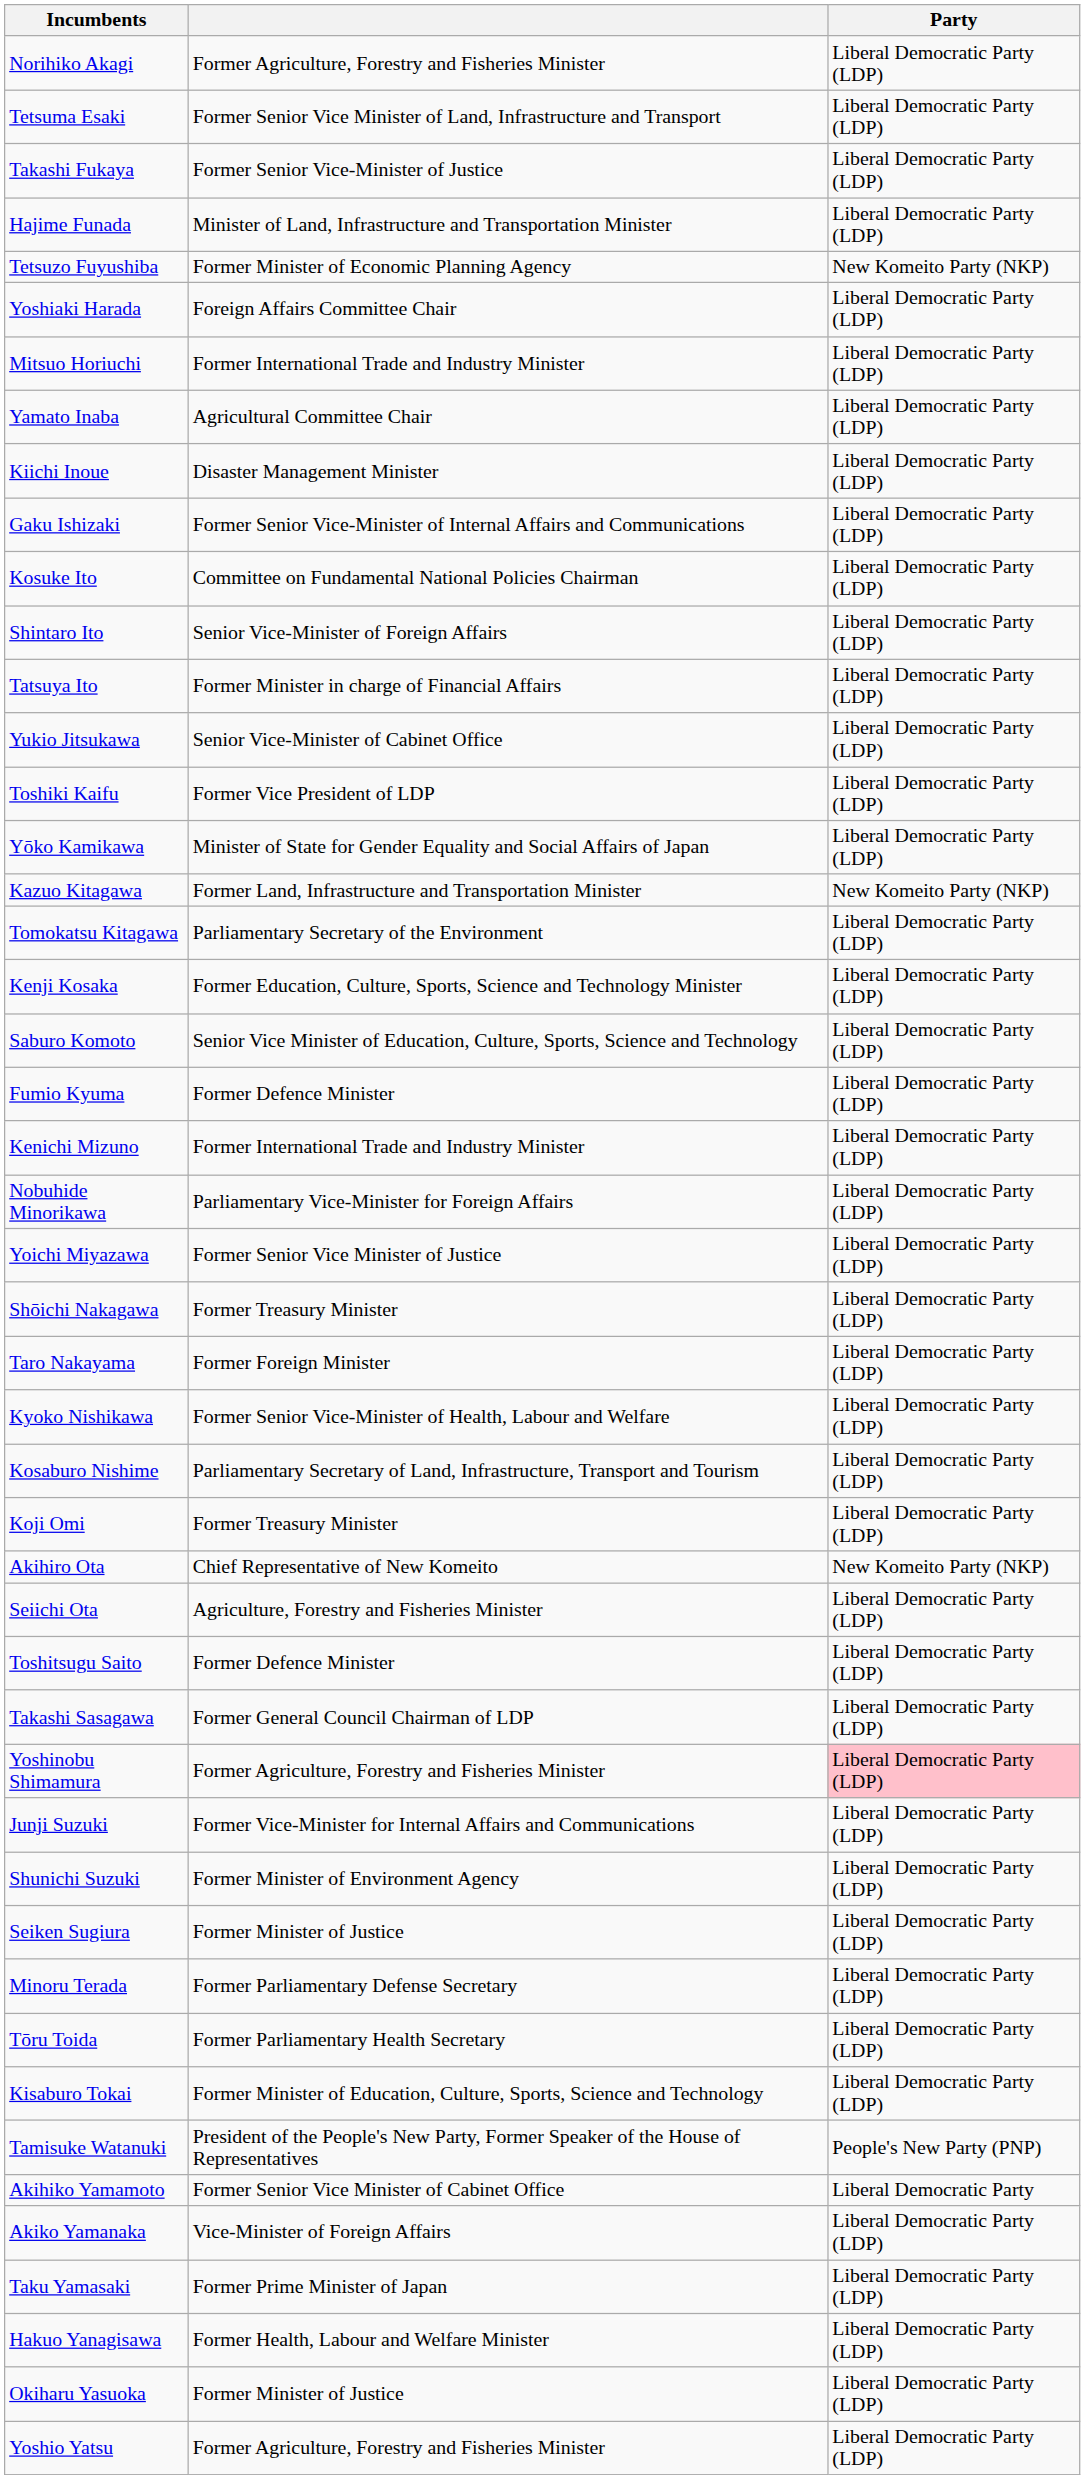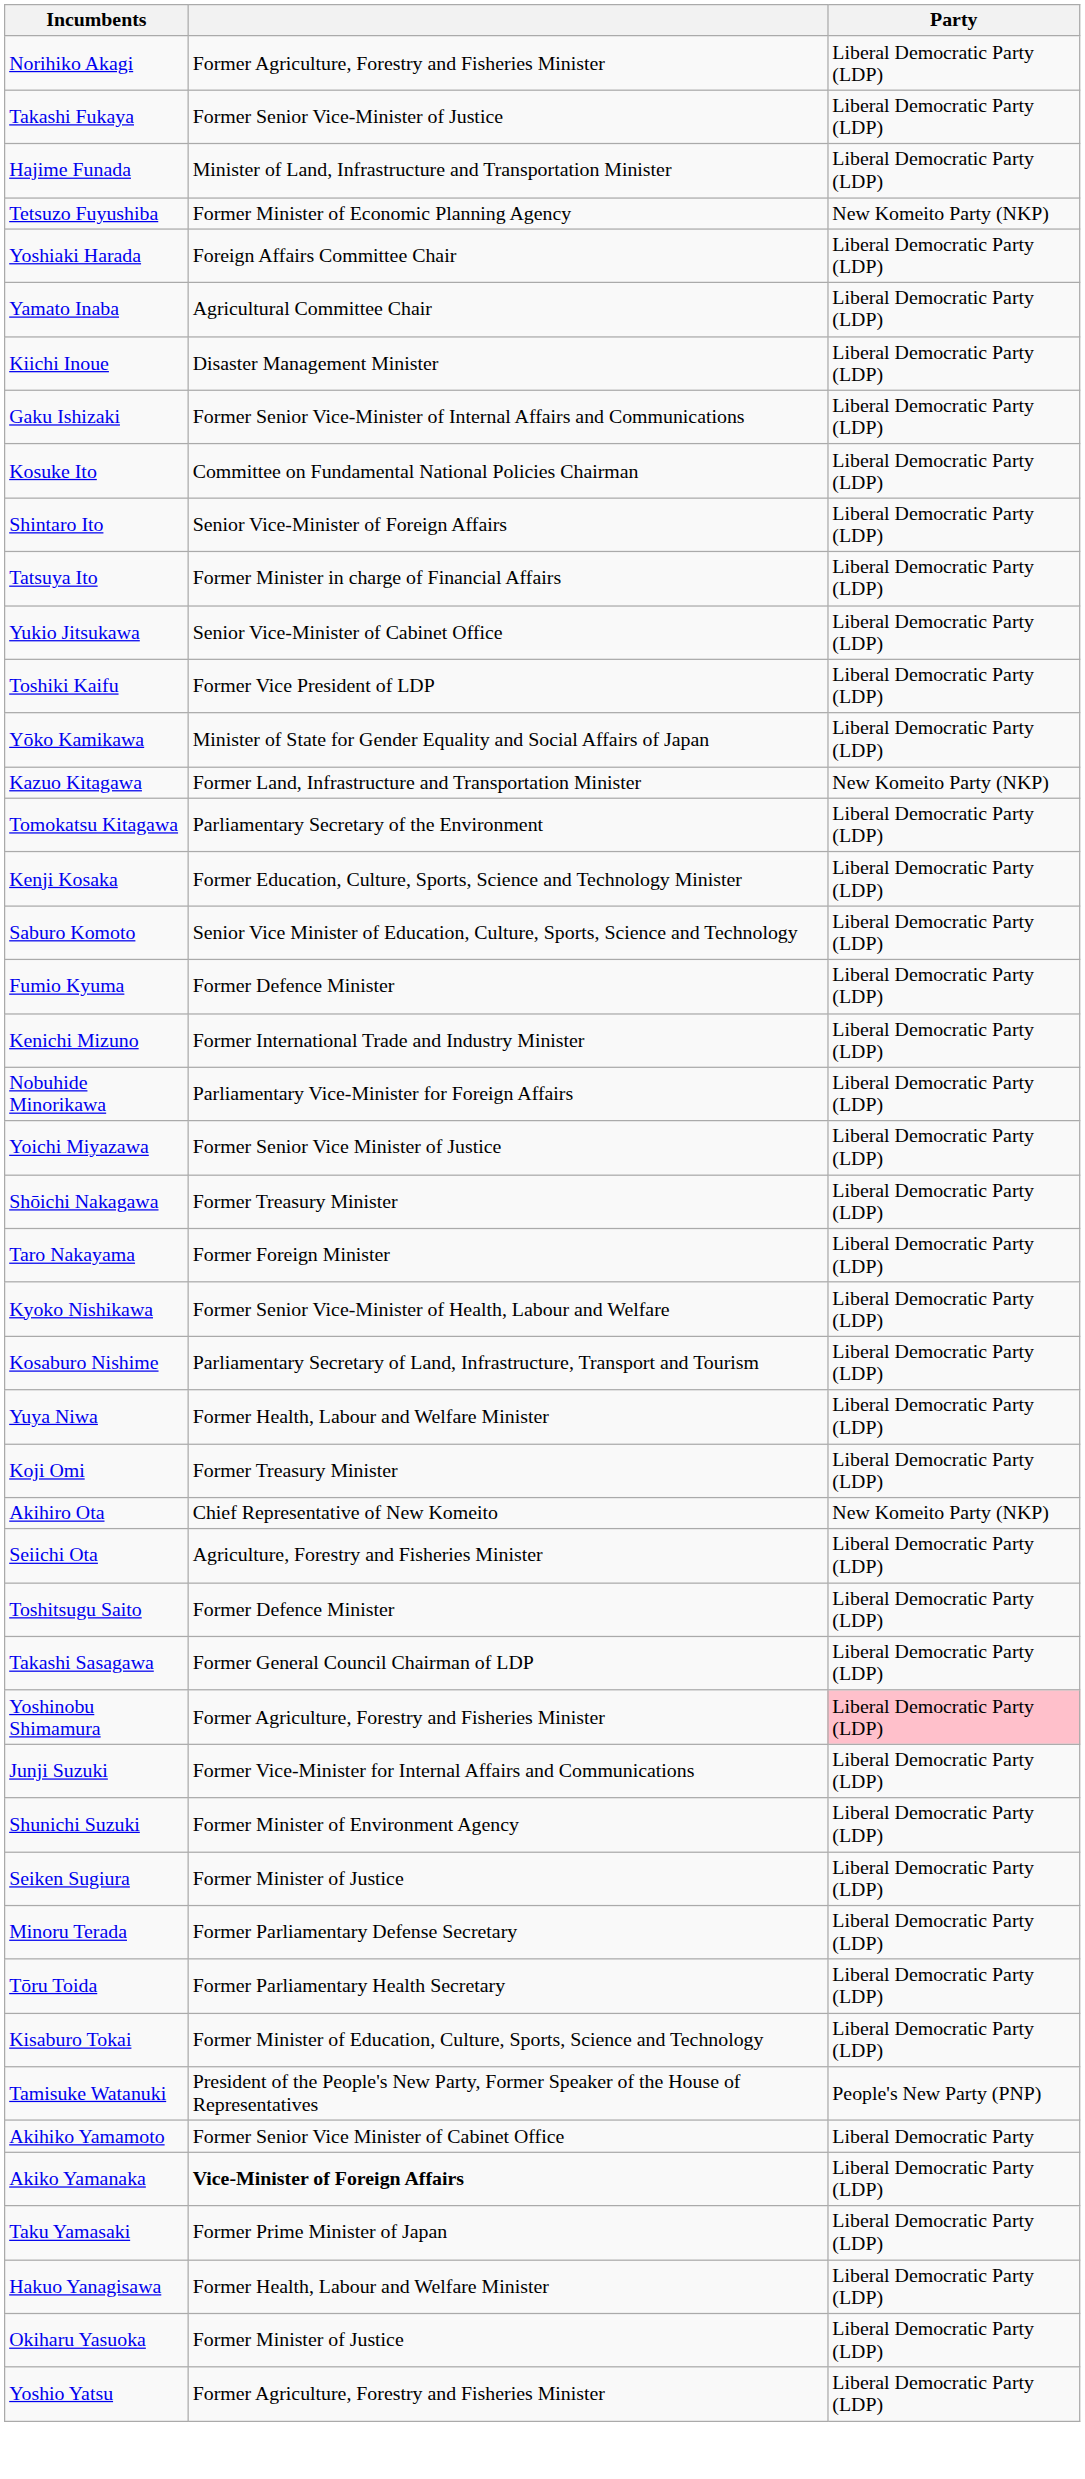- row: (67, 116)
- row: (75, 363)
+ row: (54, 1416)
(322, 2232) normal -> (328, 2178) bold
